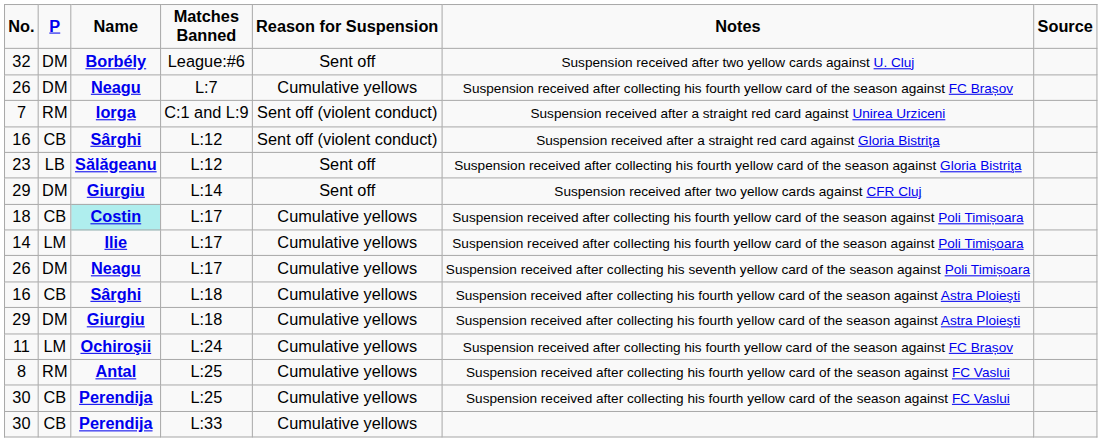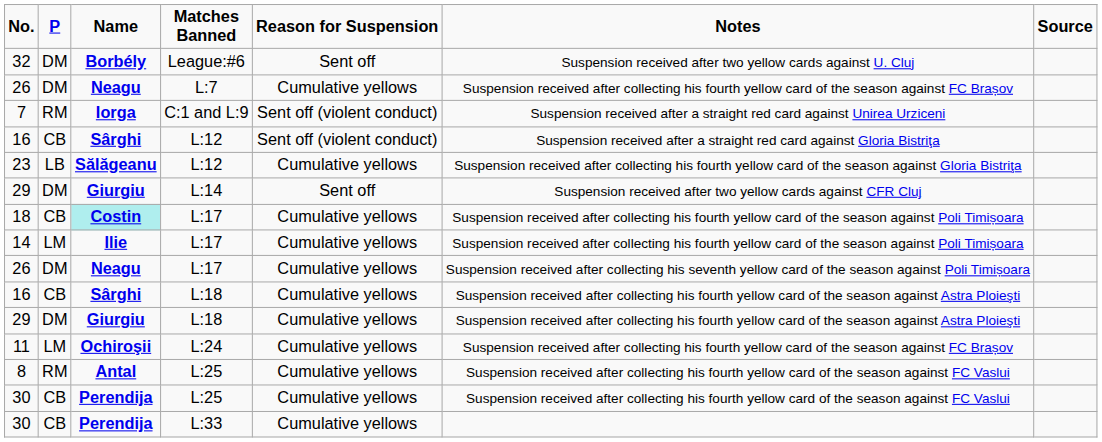(347, 165) Sent off -> (347, 165) Cumulative yellows
